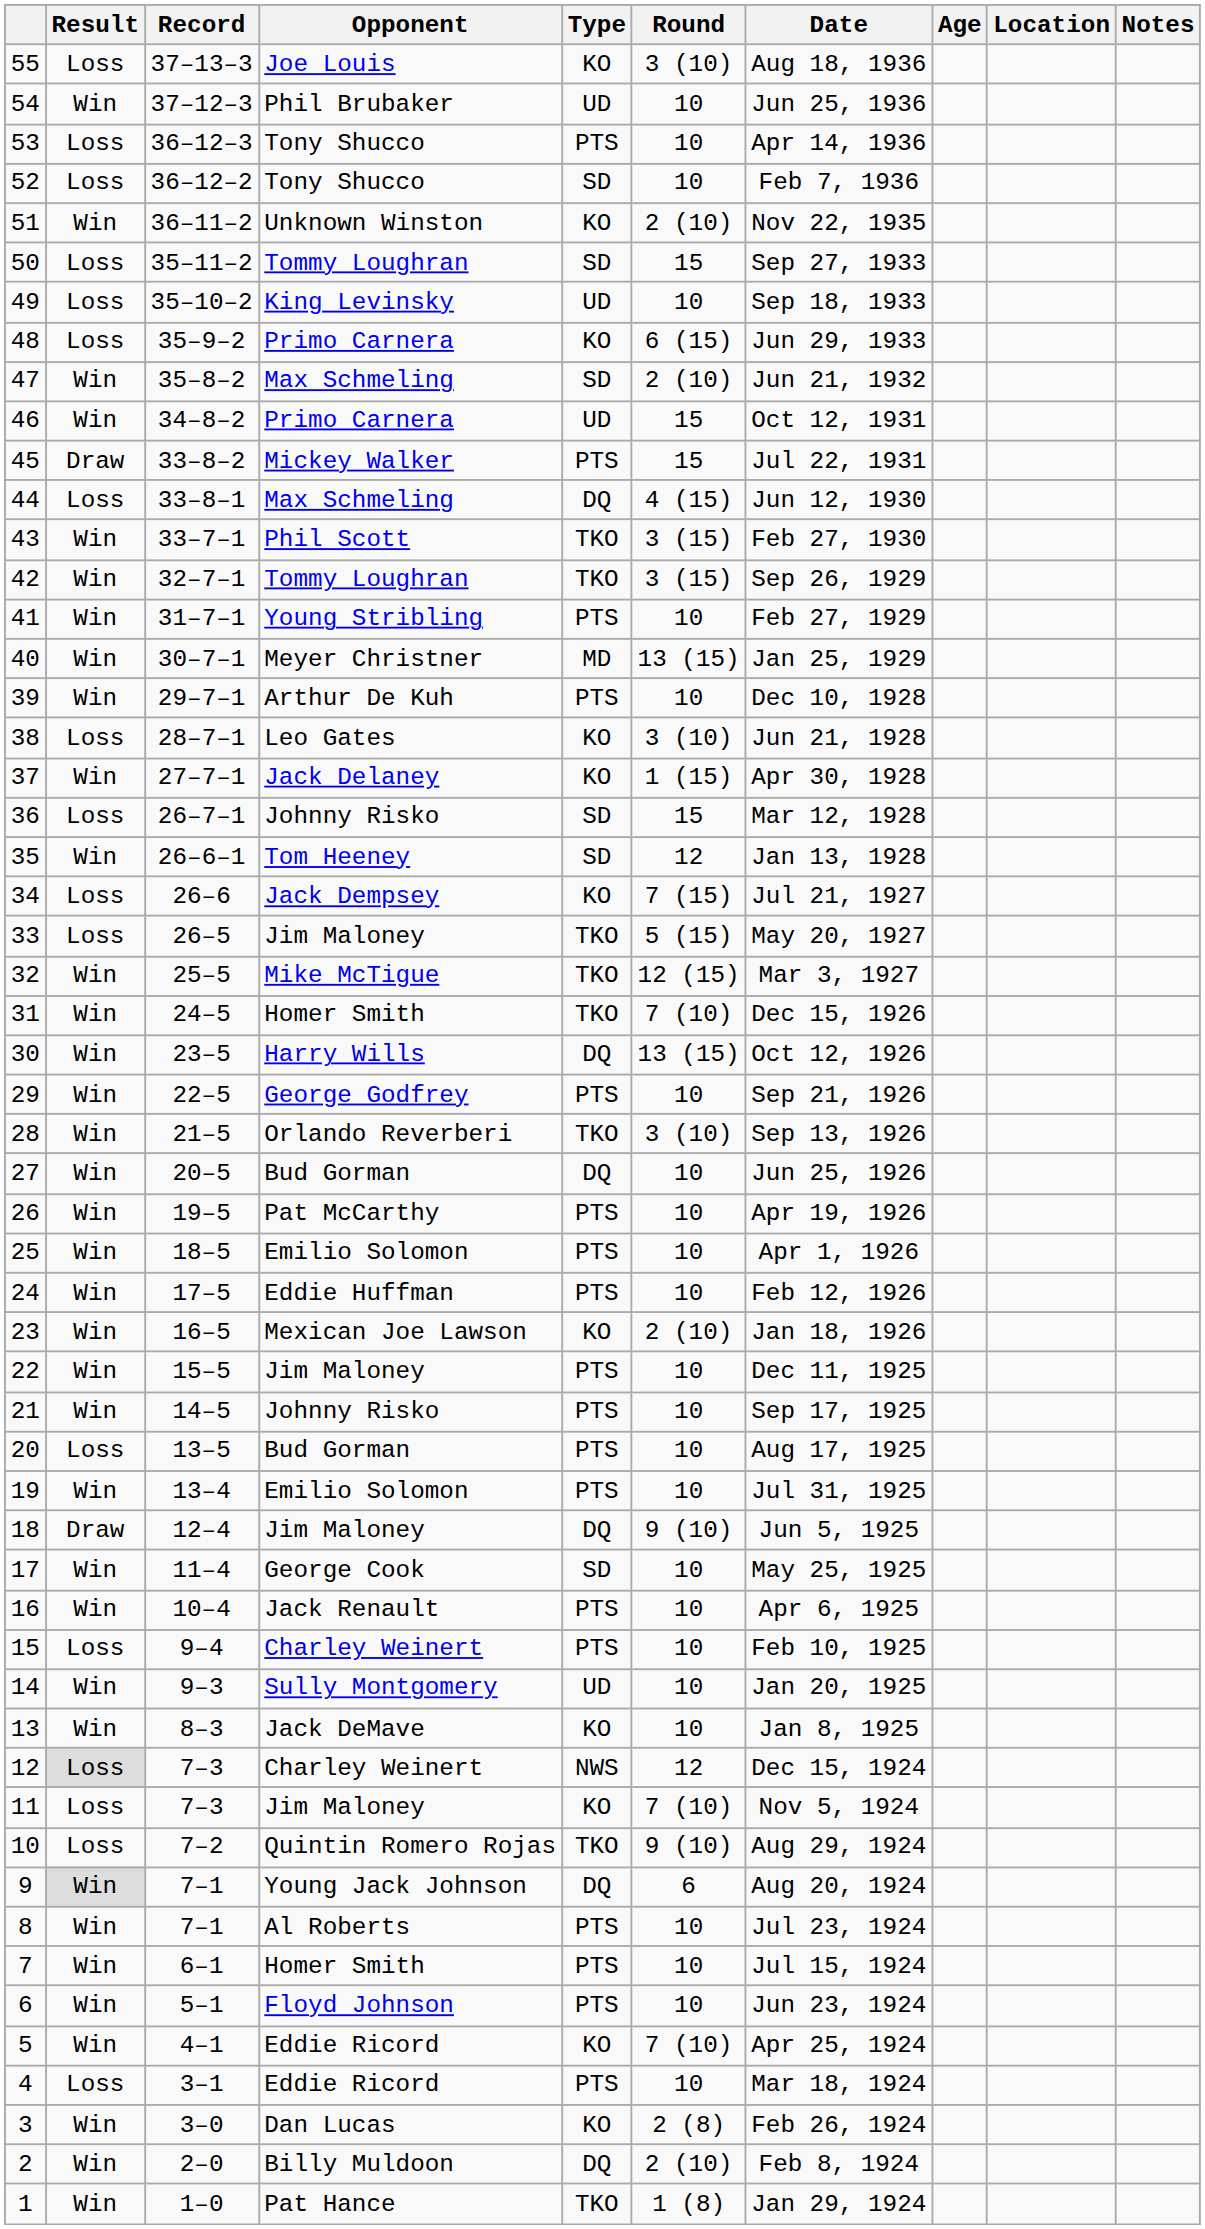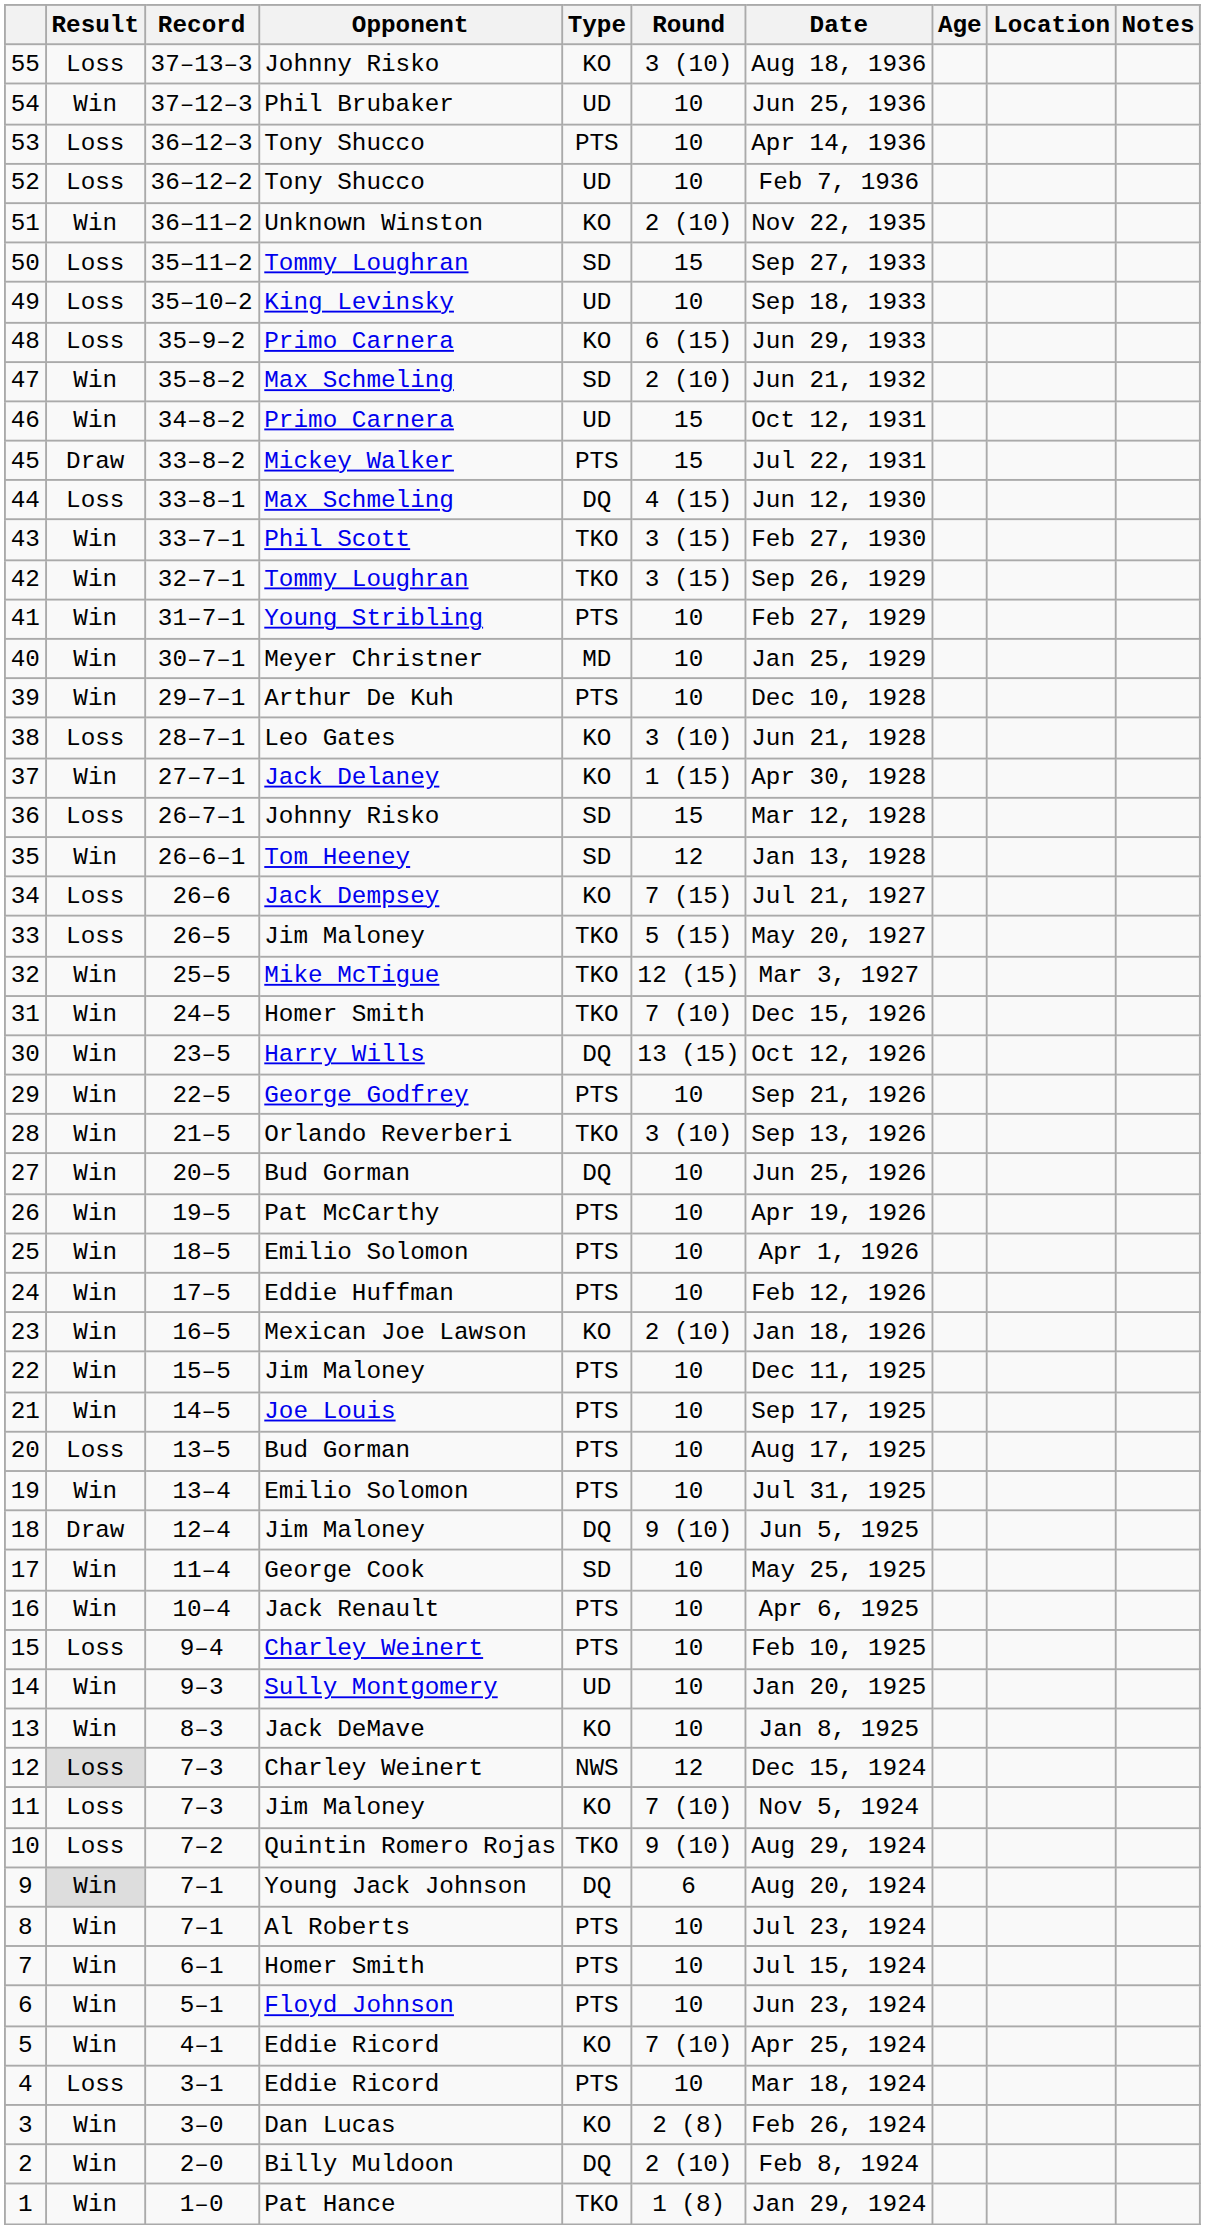(330, 64) Joe Louis -> (352, 64) Johnny Risko
(597, 183) SD -> (597, 183) UD
(689, 659) 13 (15) -> (689, 659) 10
(352, 1411) Johnny Risko -> (330, 1411) Joe Louis
